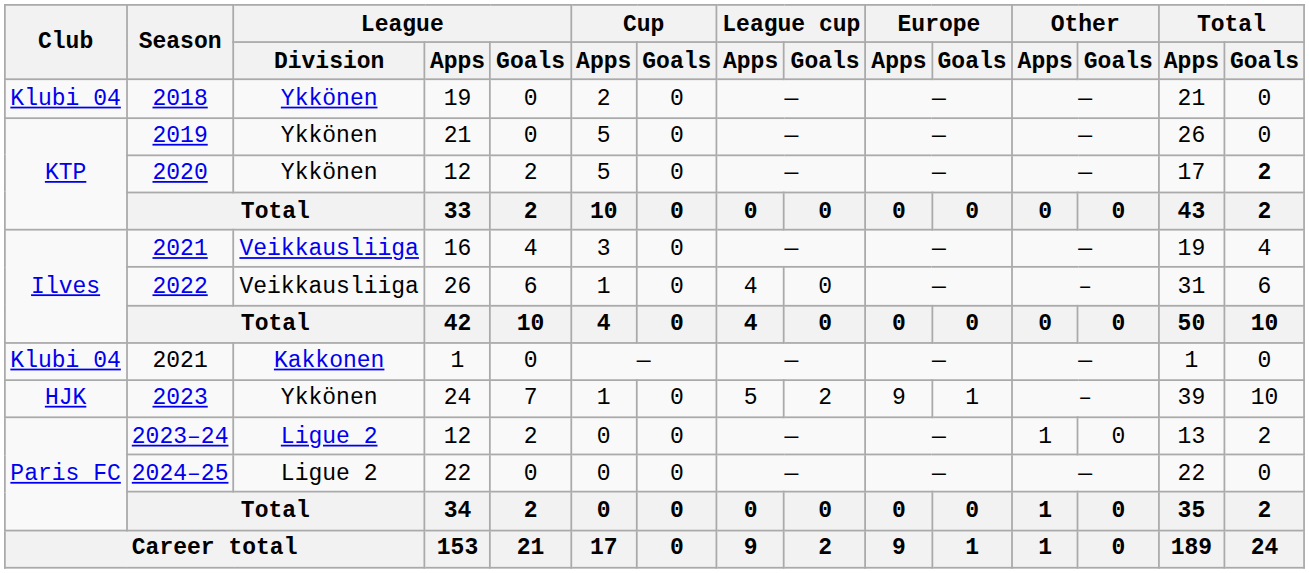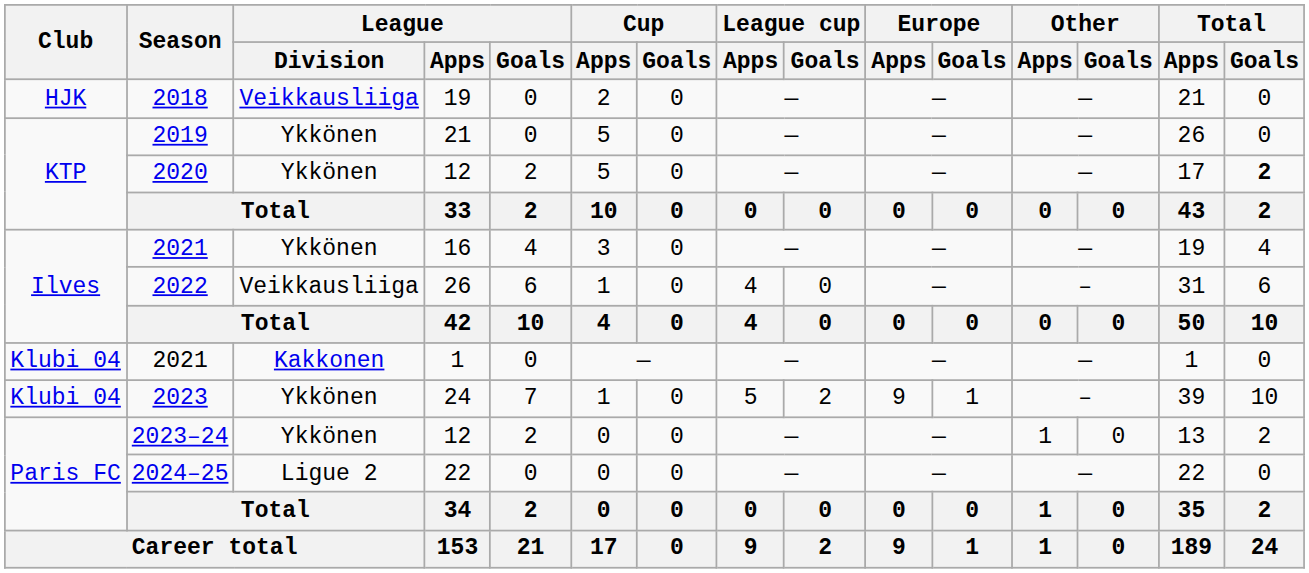(66, 99) Klubi 04 -> (66, 99) HJK
(329, 99) Ykkönen -> (329, 99) Veikkausliiga
(329, 249) Veikkausliiga -> (329, 249) Ykkönen
(66, 399) HJK -> (66, 399) Klubi 04
(329, 436) Ligue 2 -> (329, 436) Ykkönen
